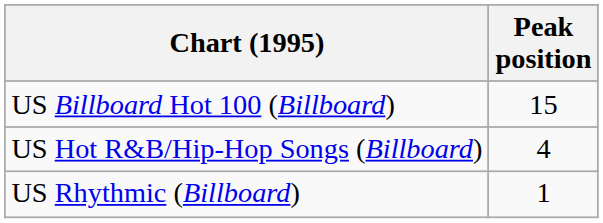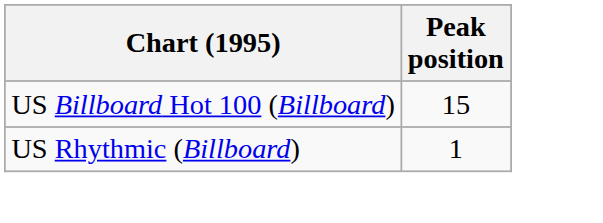- row: (247, 148)
